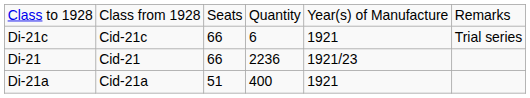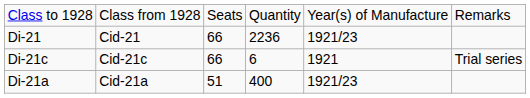rows swapped: (28, 37) <-> (24, 59)
(323, 81) 1921 -> (332, 81) 1921/23
